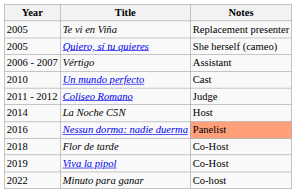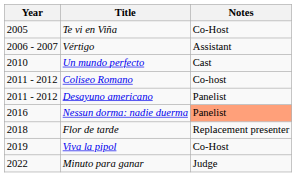(241, 29) Replacement presenter -> (211, 29) Co-Host
- row: (106, 46)
(205, 96) Judge -> (210, 79) Co-host
+ row: (108, 96)
- row: (94, 113)
(211, 146) Co-Host -> (241, 130) Replacement presenter
(210, 180) Co-host -> (205, 163) Judge
